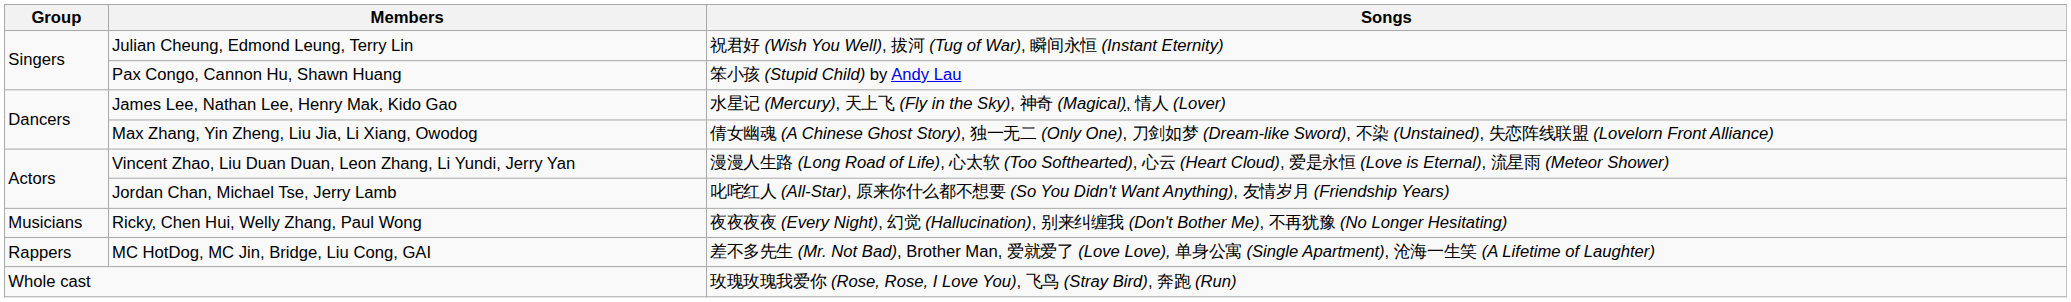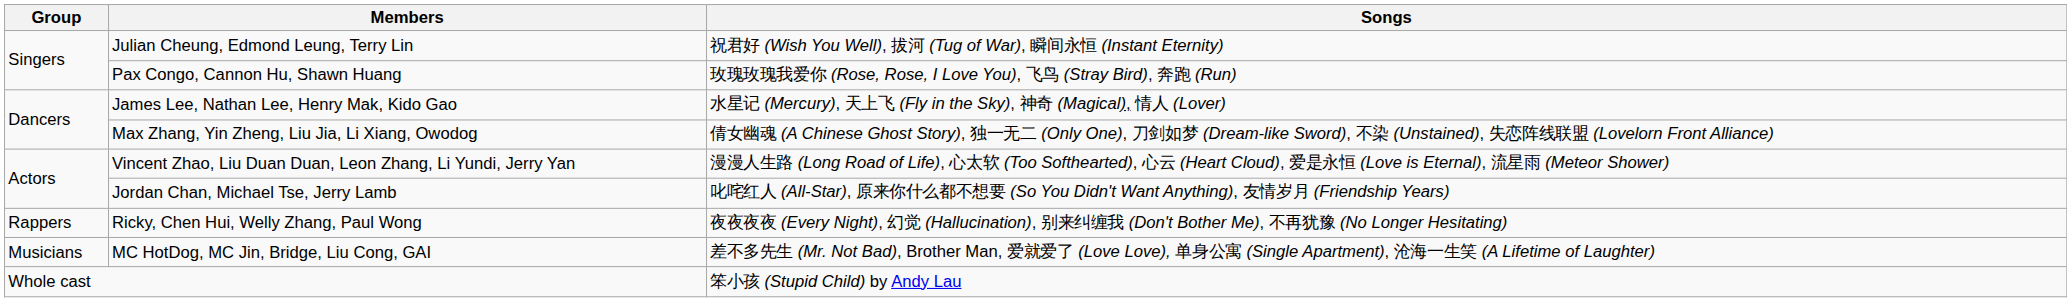(836, 74) 笨小孩 (Stupid Child) by Andy Lau -> (973, 74) 玫瑰玫瑰我爱你 (Rose, Rose, I Love You), 飞鸟 (Stray Bird), 奔跑 (Run)
(45, 222) Musicians -> (40, 222) Rappers
(40, 252) Rappers -> (45, 252) Musicians
(973, 281) 玫瑰玫瑰我爱你 (Rose, Rose, I Love You), 飞鸟 (Stray Bird), 奔跑 (Run) -> (836, 281) 笨小孩 (Stupid Child) by Andy Lau
